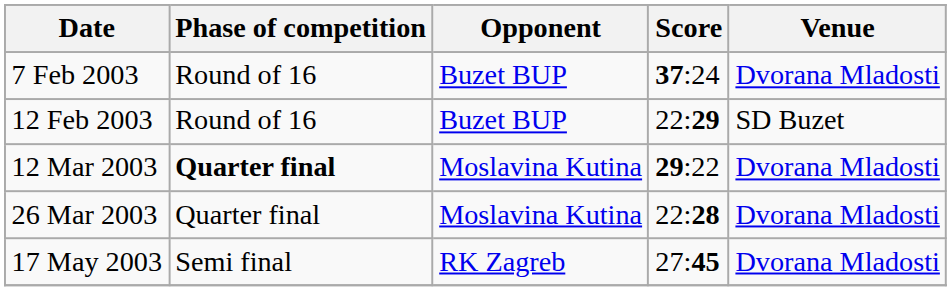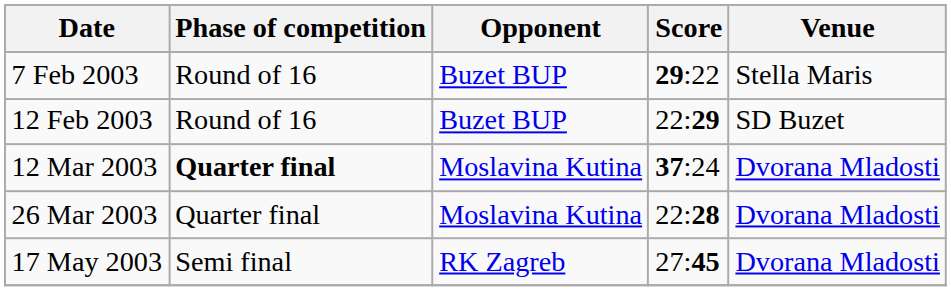(687, 74) 37:24 -> (687, 74) 29:22
(838, 74) Dvorana Mladosti -> (804, 74) Stella Maris
(687, 167) 29:22 -> (687, 167) 37:24
